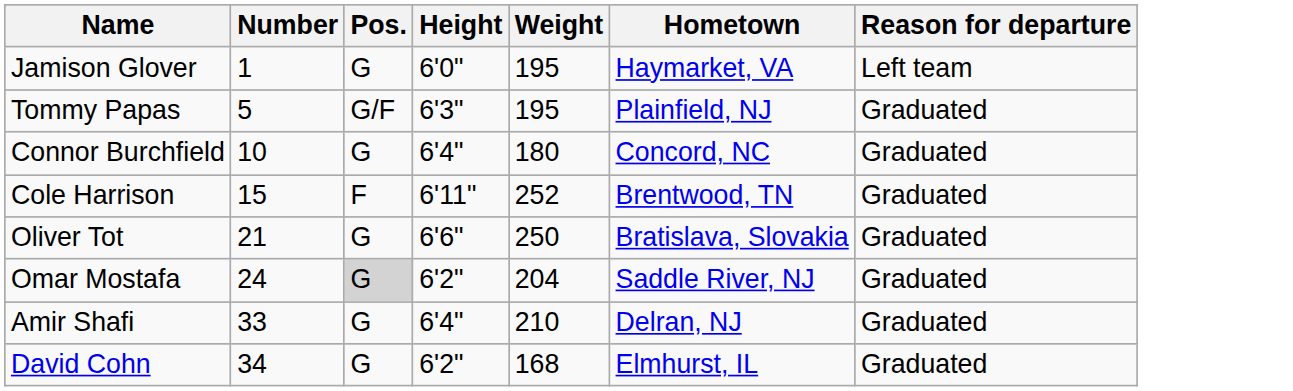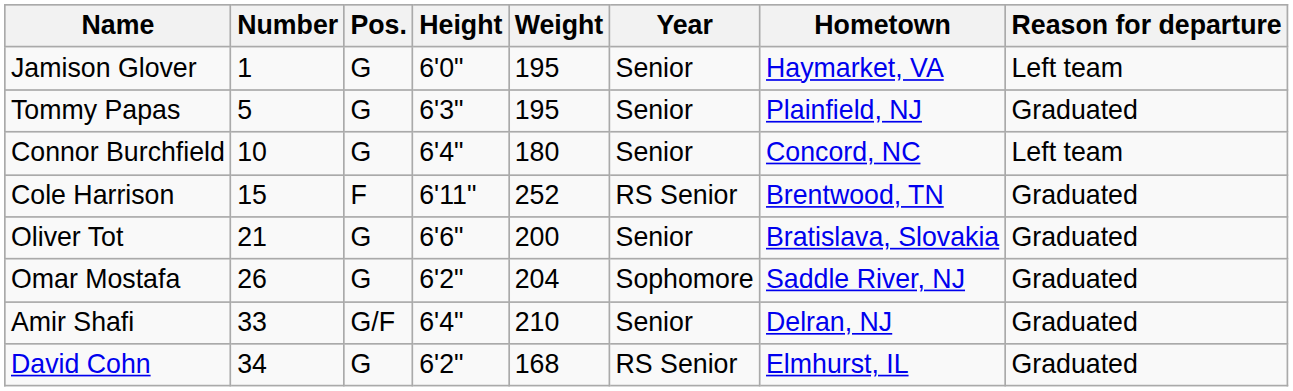+ column: (685, 25)
(373, 110) G/F -> (361, 110) G
(924, 152) Graduated -> (1067, 152) Left team
(537, 237) 250 -> (537, 237) 200
(252, 279) 24 -> (252, 279) 26
(361, 279) lightgrey background -> (361, 279) no background
(361, 322) G -> (373, 322) G/F
